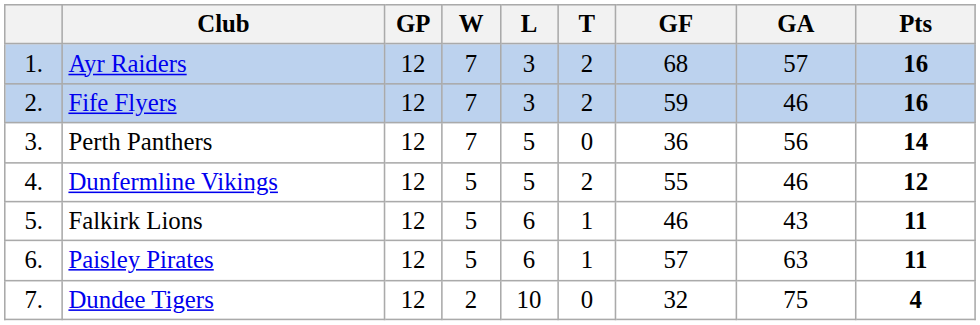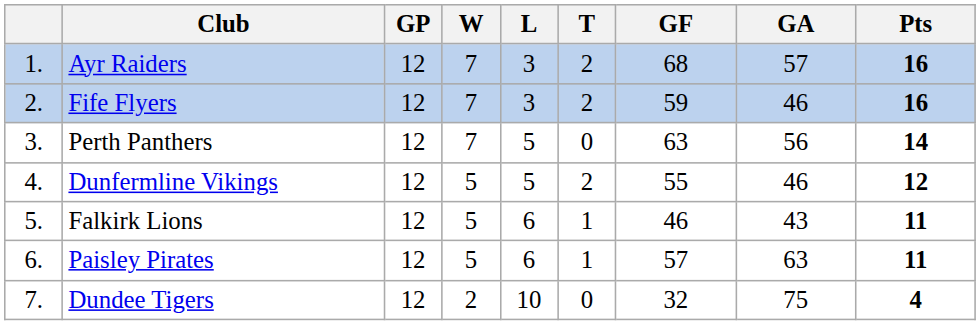(676, 142) 36 -> (676, 142) 63
